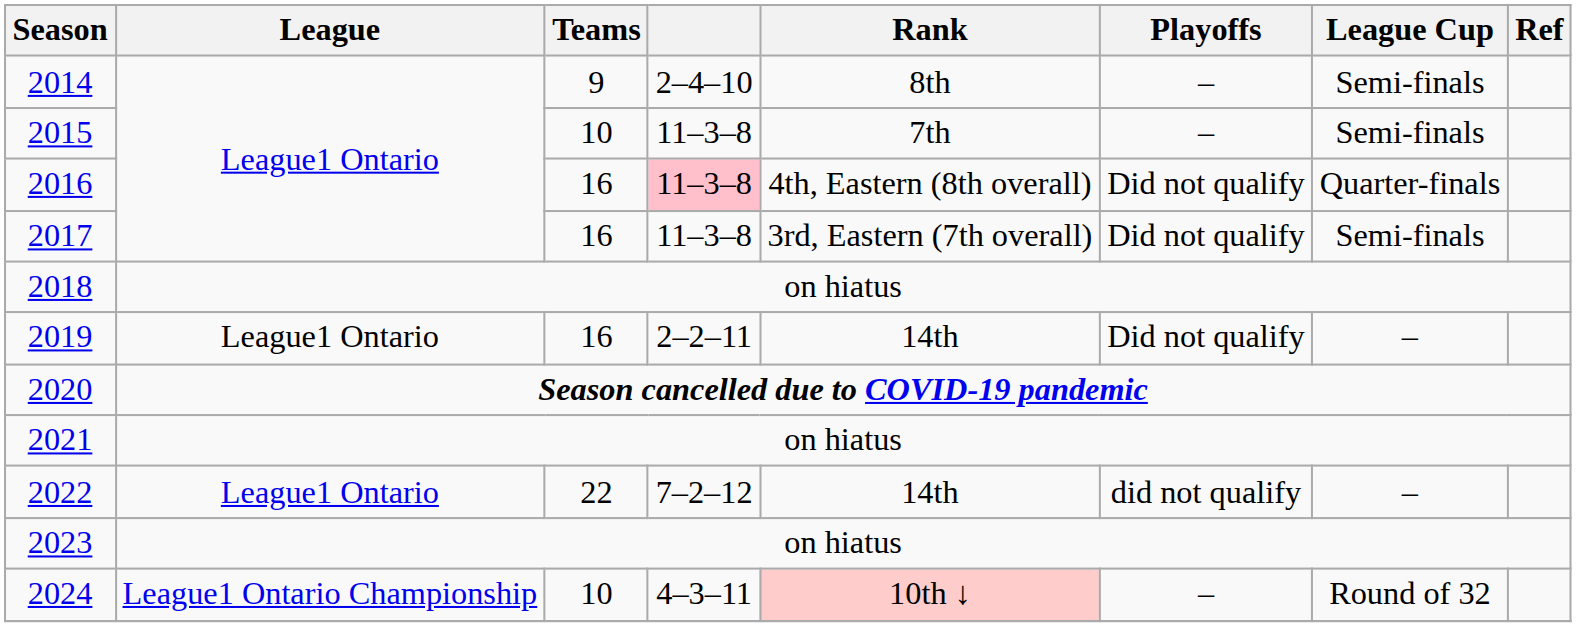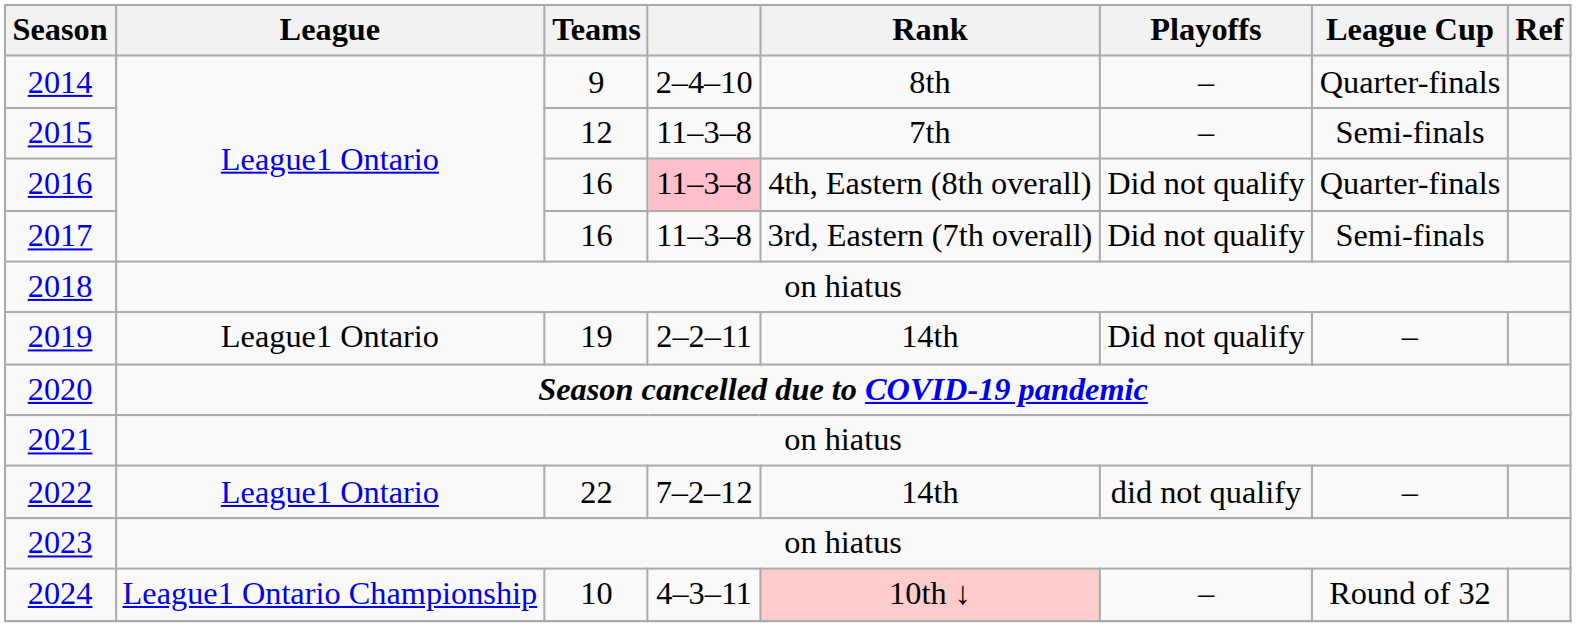(1410, 81) Semi-finals -> (1410, 81) Quarter-finals
(596, 132) 10 -> (596, 132) 12
(596, 337) 16 -> (596, 337) 19
